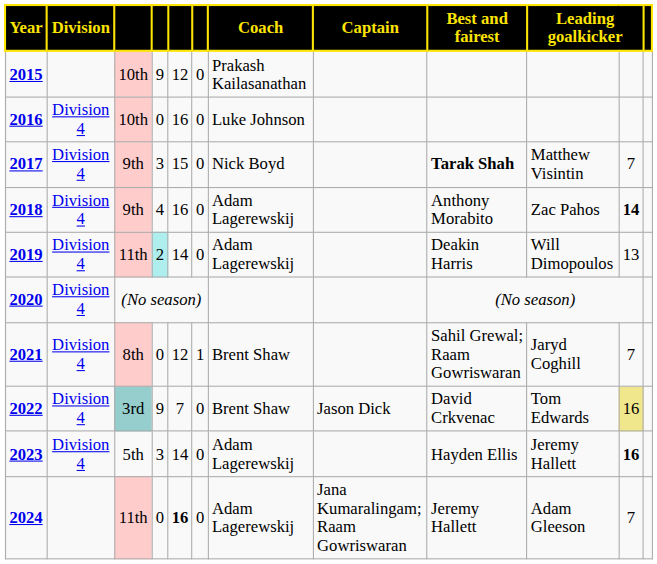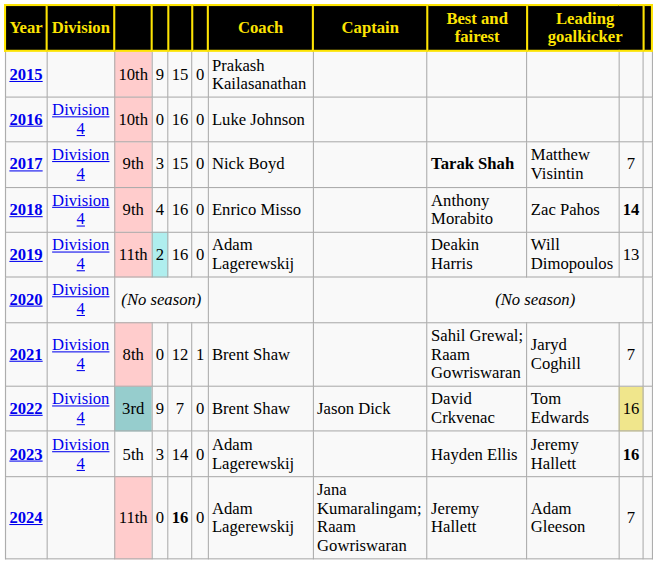(180, 74) 12 -> (180, 74) 15
(253, 209) Adam Lagerewskij -> (257, 209) Enrico Misso
(180, 254) 14 -> (180, 254) 16
